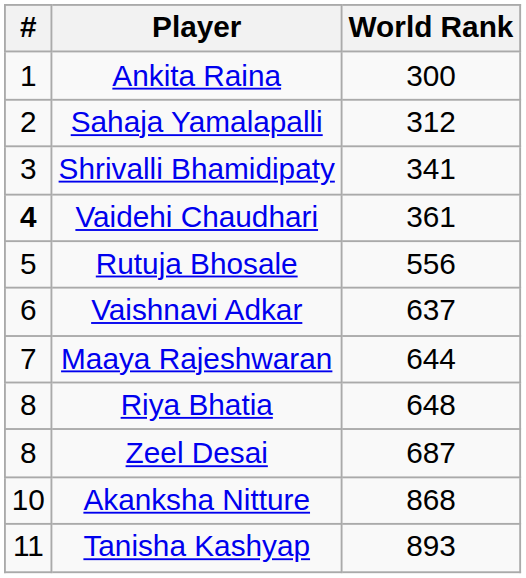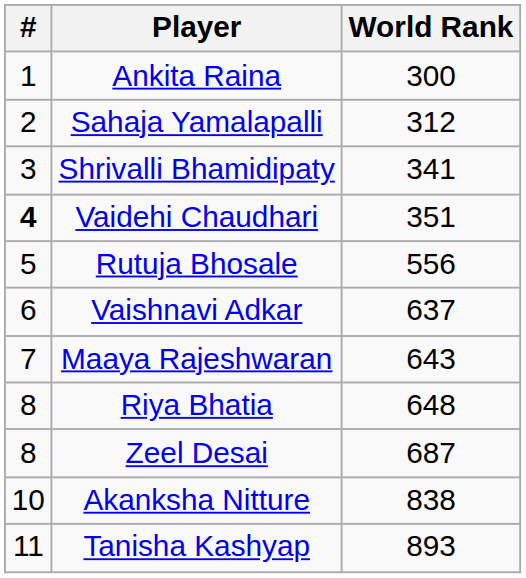(431, 216) 361 -> (431, 216) 351
(431, 358) 644 -> (431, 358) 643
(431, 500) 868 -> (431, 500) 838
